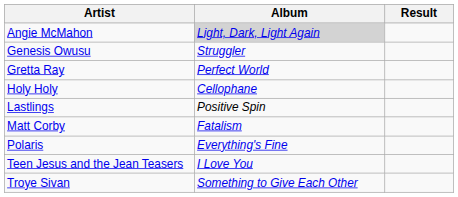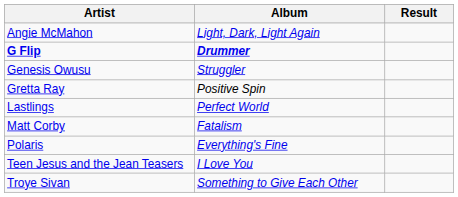(258, 32) lightgrey background -> (258, 32) no background
+ row: (24, 51)
(233, 70) Perfect World -> (231, 88) Positive Spin
- row: (32, 88)
(231, 107) Positive Spin -> (233, 107) Perfect World
